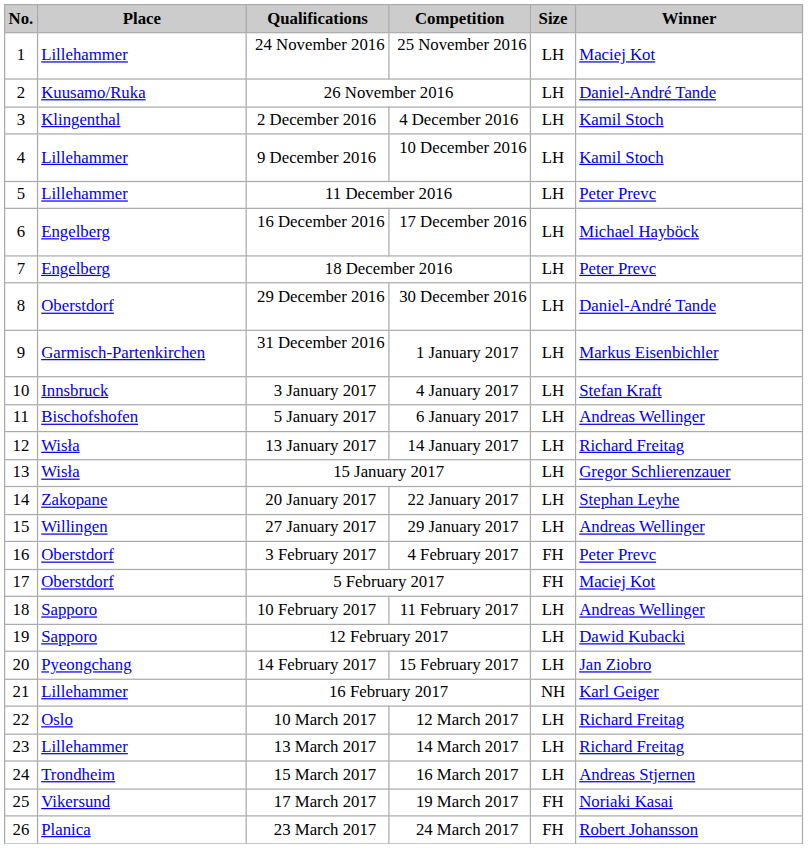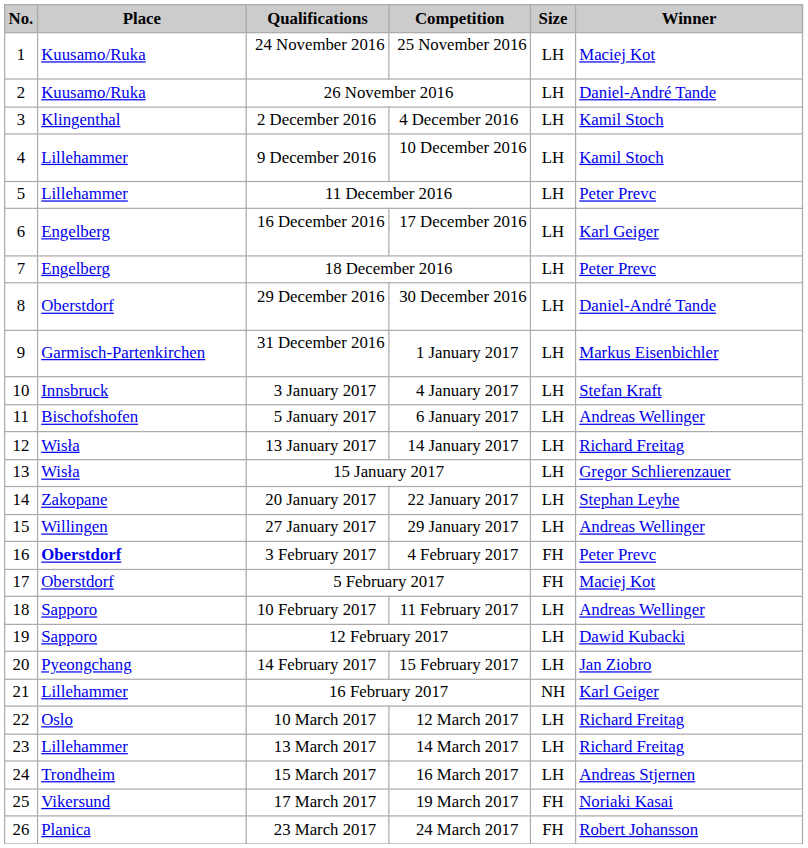(85, 55) Lillehammer -> (93, 55) Kuusamo/Ruka
(639, 231) Michael Hayböck -> (619, 231) Karl Geiger
(78, 554) normal -> (81, 554) bold
